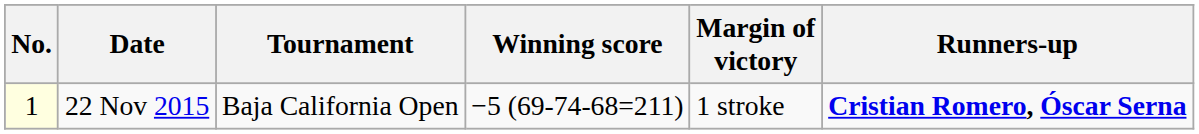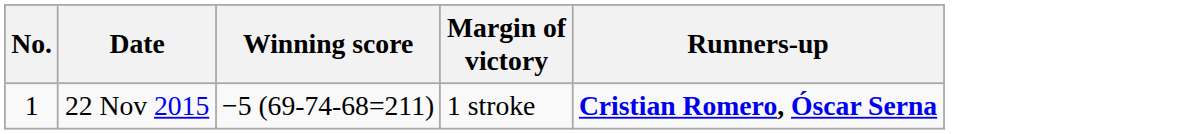- column: (340, 43)
(32, 105) lightyellow background -> (32, 105) no background
